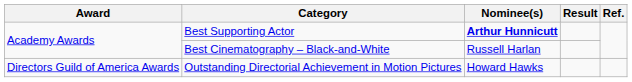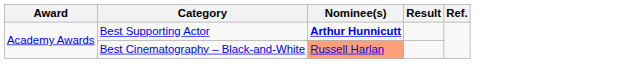(504, 49) no background -> (347, 49) lightsalmon background
- row: (323, 67)
